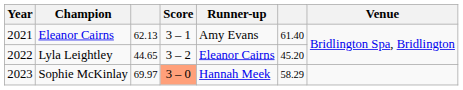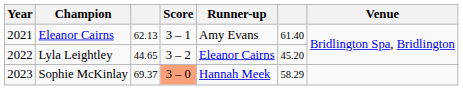(146, 75) 69.97 -> (146, 75) 69.37
